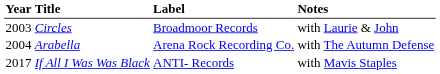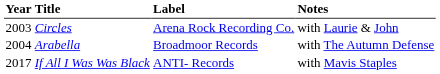(205, 27) Broadmoor Records -> (224, 27) Arena Rock Recording Co.
(224, 45) Arena Rock Recording Co. -> (205, 45) Broadmoor Records
